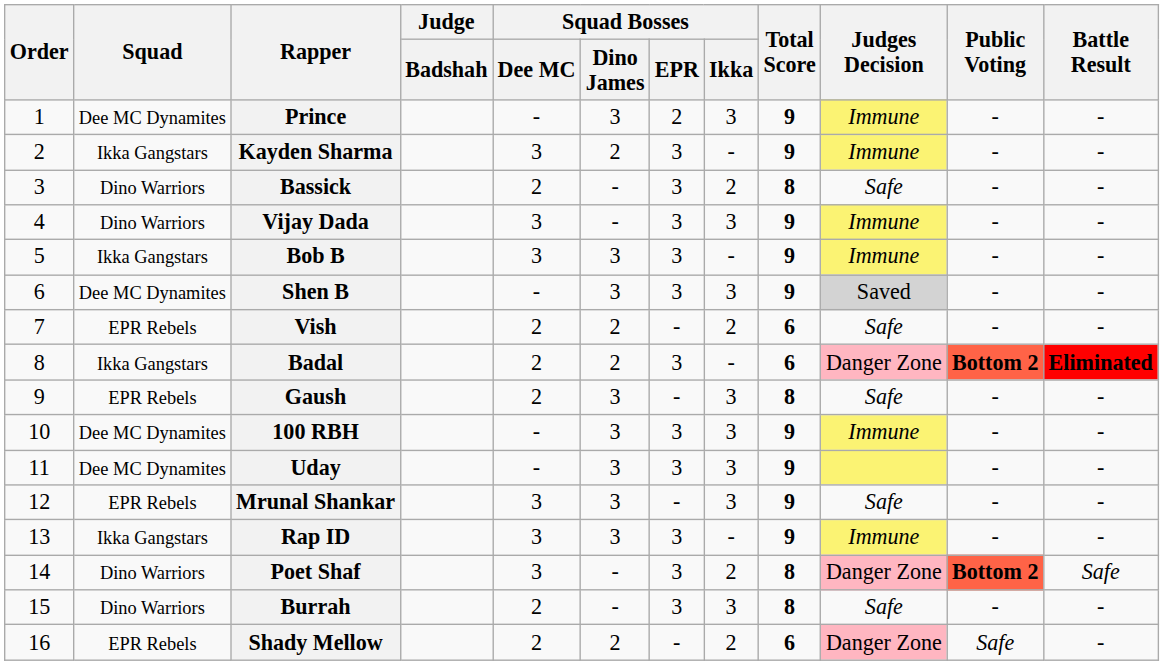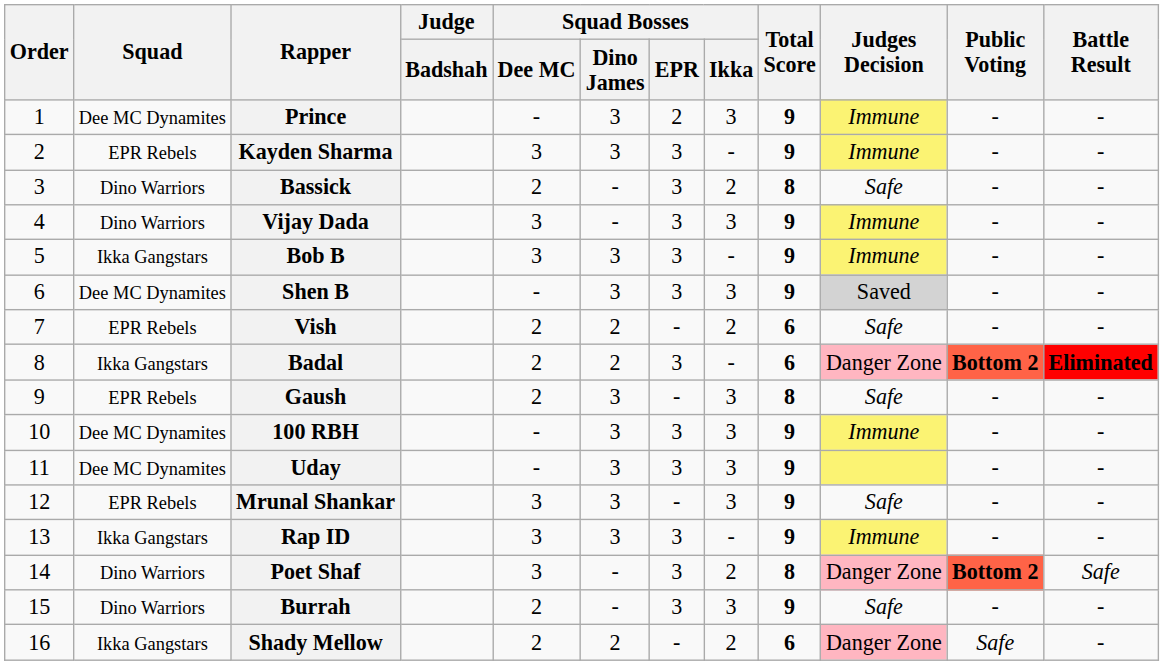(152, 153) Ikka Gangstars -> (152, 153) EPR Rebels
(615, 151) 2 -> (615, 151) 3
(790, 607) 8 -> (790, 607) 9
(152, 643) EPR Rebels -> (152, 643) Ikka Gangstars
